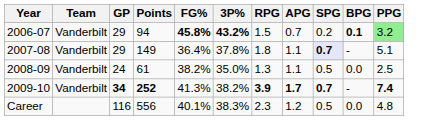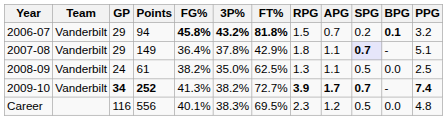+ column: (271, 13)
(385, 32) lightgreen background -> (423, 32) no background
